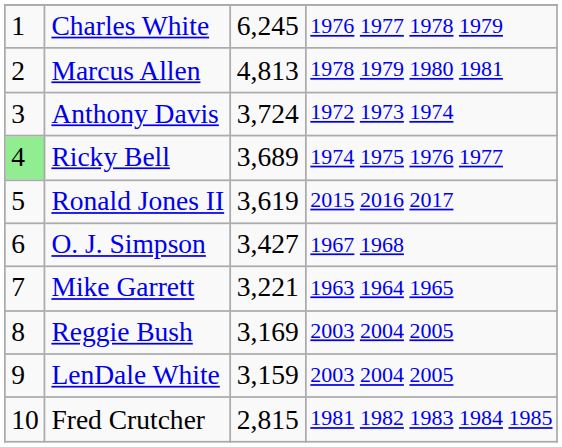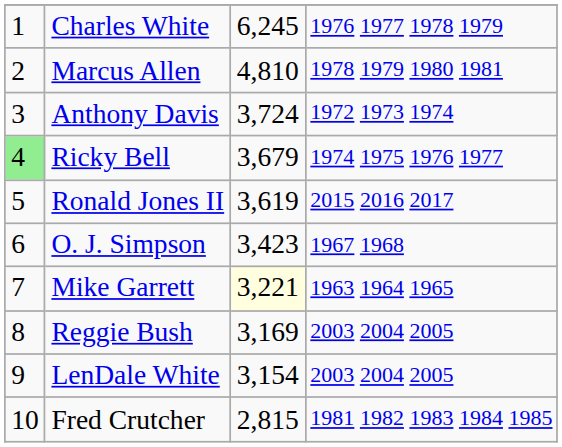(268, 69) 4,813 -> (268, 69) 4,810
(268, 157) 3,689 -> (268, 157) 3,679
(268, 244) 3,427 -> (268, 244) 3,423
(268, 288) no background -> (268, 288) lightyellow background
(268, 375) 3,159 -> (268, 375) 3,154
